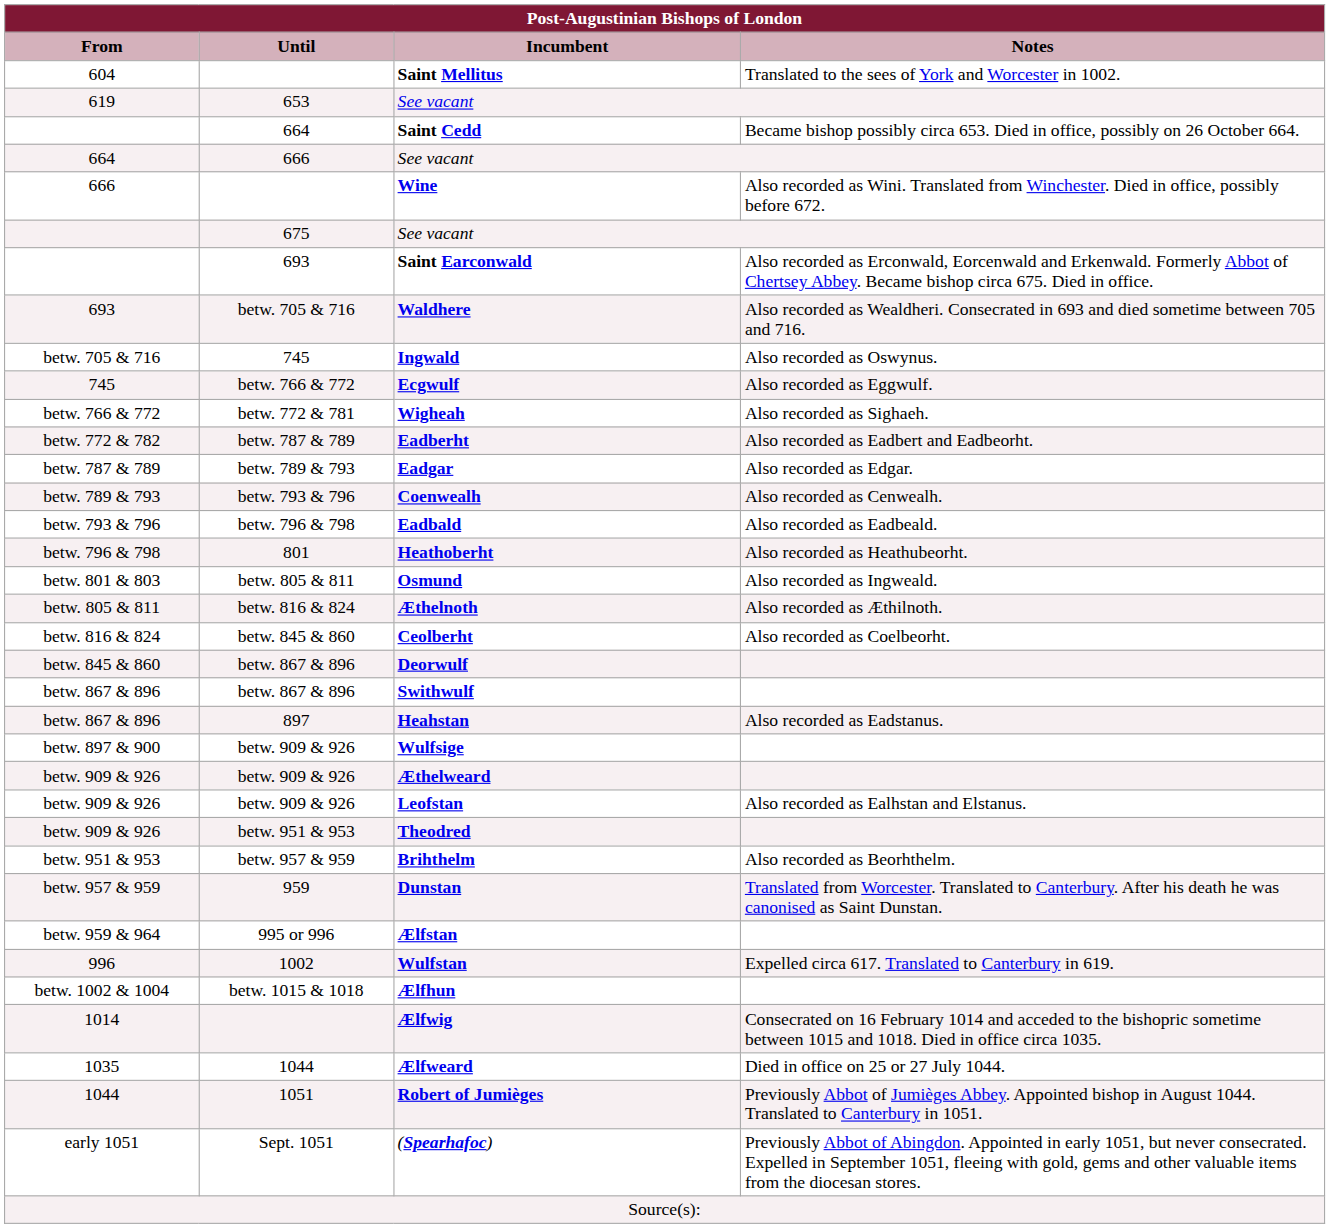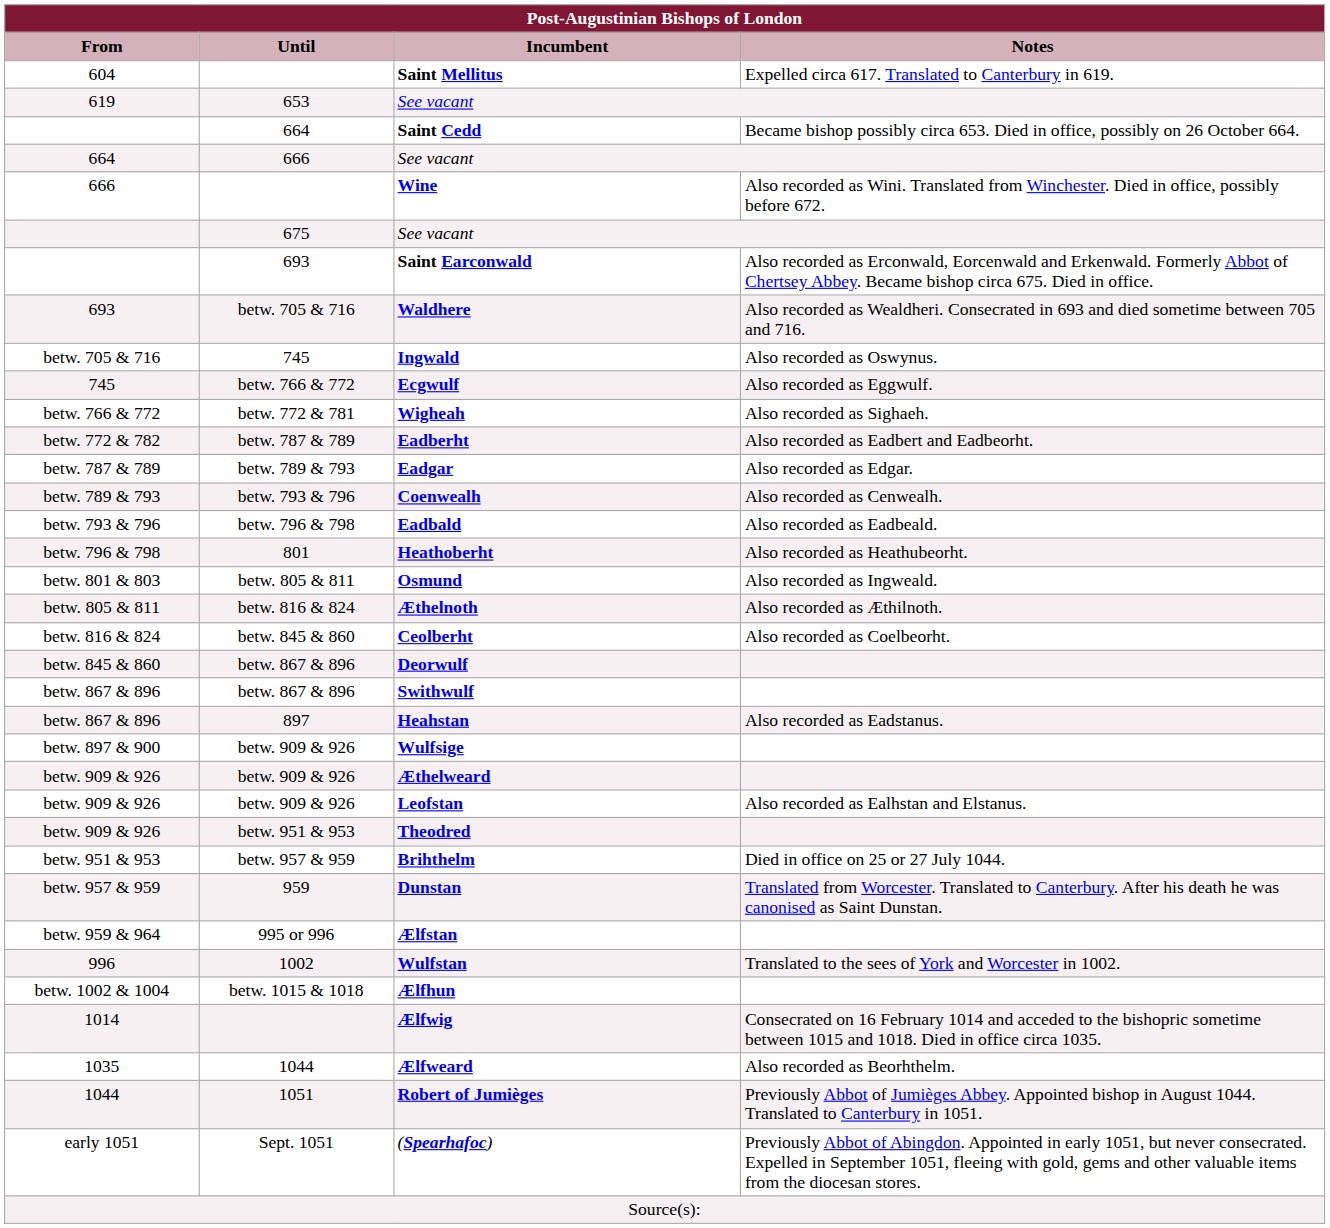(933, 74) Translated to the sees of York and Worcester in 1002. -> (929, 74) Expelled circa 617. Translated to Canterbury in 619.
(850, 859) Also recorded as Beorhthelm. -> (875, 859) Died in office on 25 or 27 July 1044.
(929, 962) Expelled circa 617. Translated to Canterbury in 619. -> (933, 962) Translated to the sees of York and Worcester in 1002.
(875, 1066) Died in office on 25 or 27 July 1044. -> (850, 1066) Also recorded as Beorhthelm.
